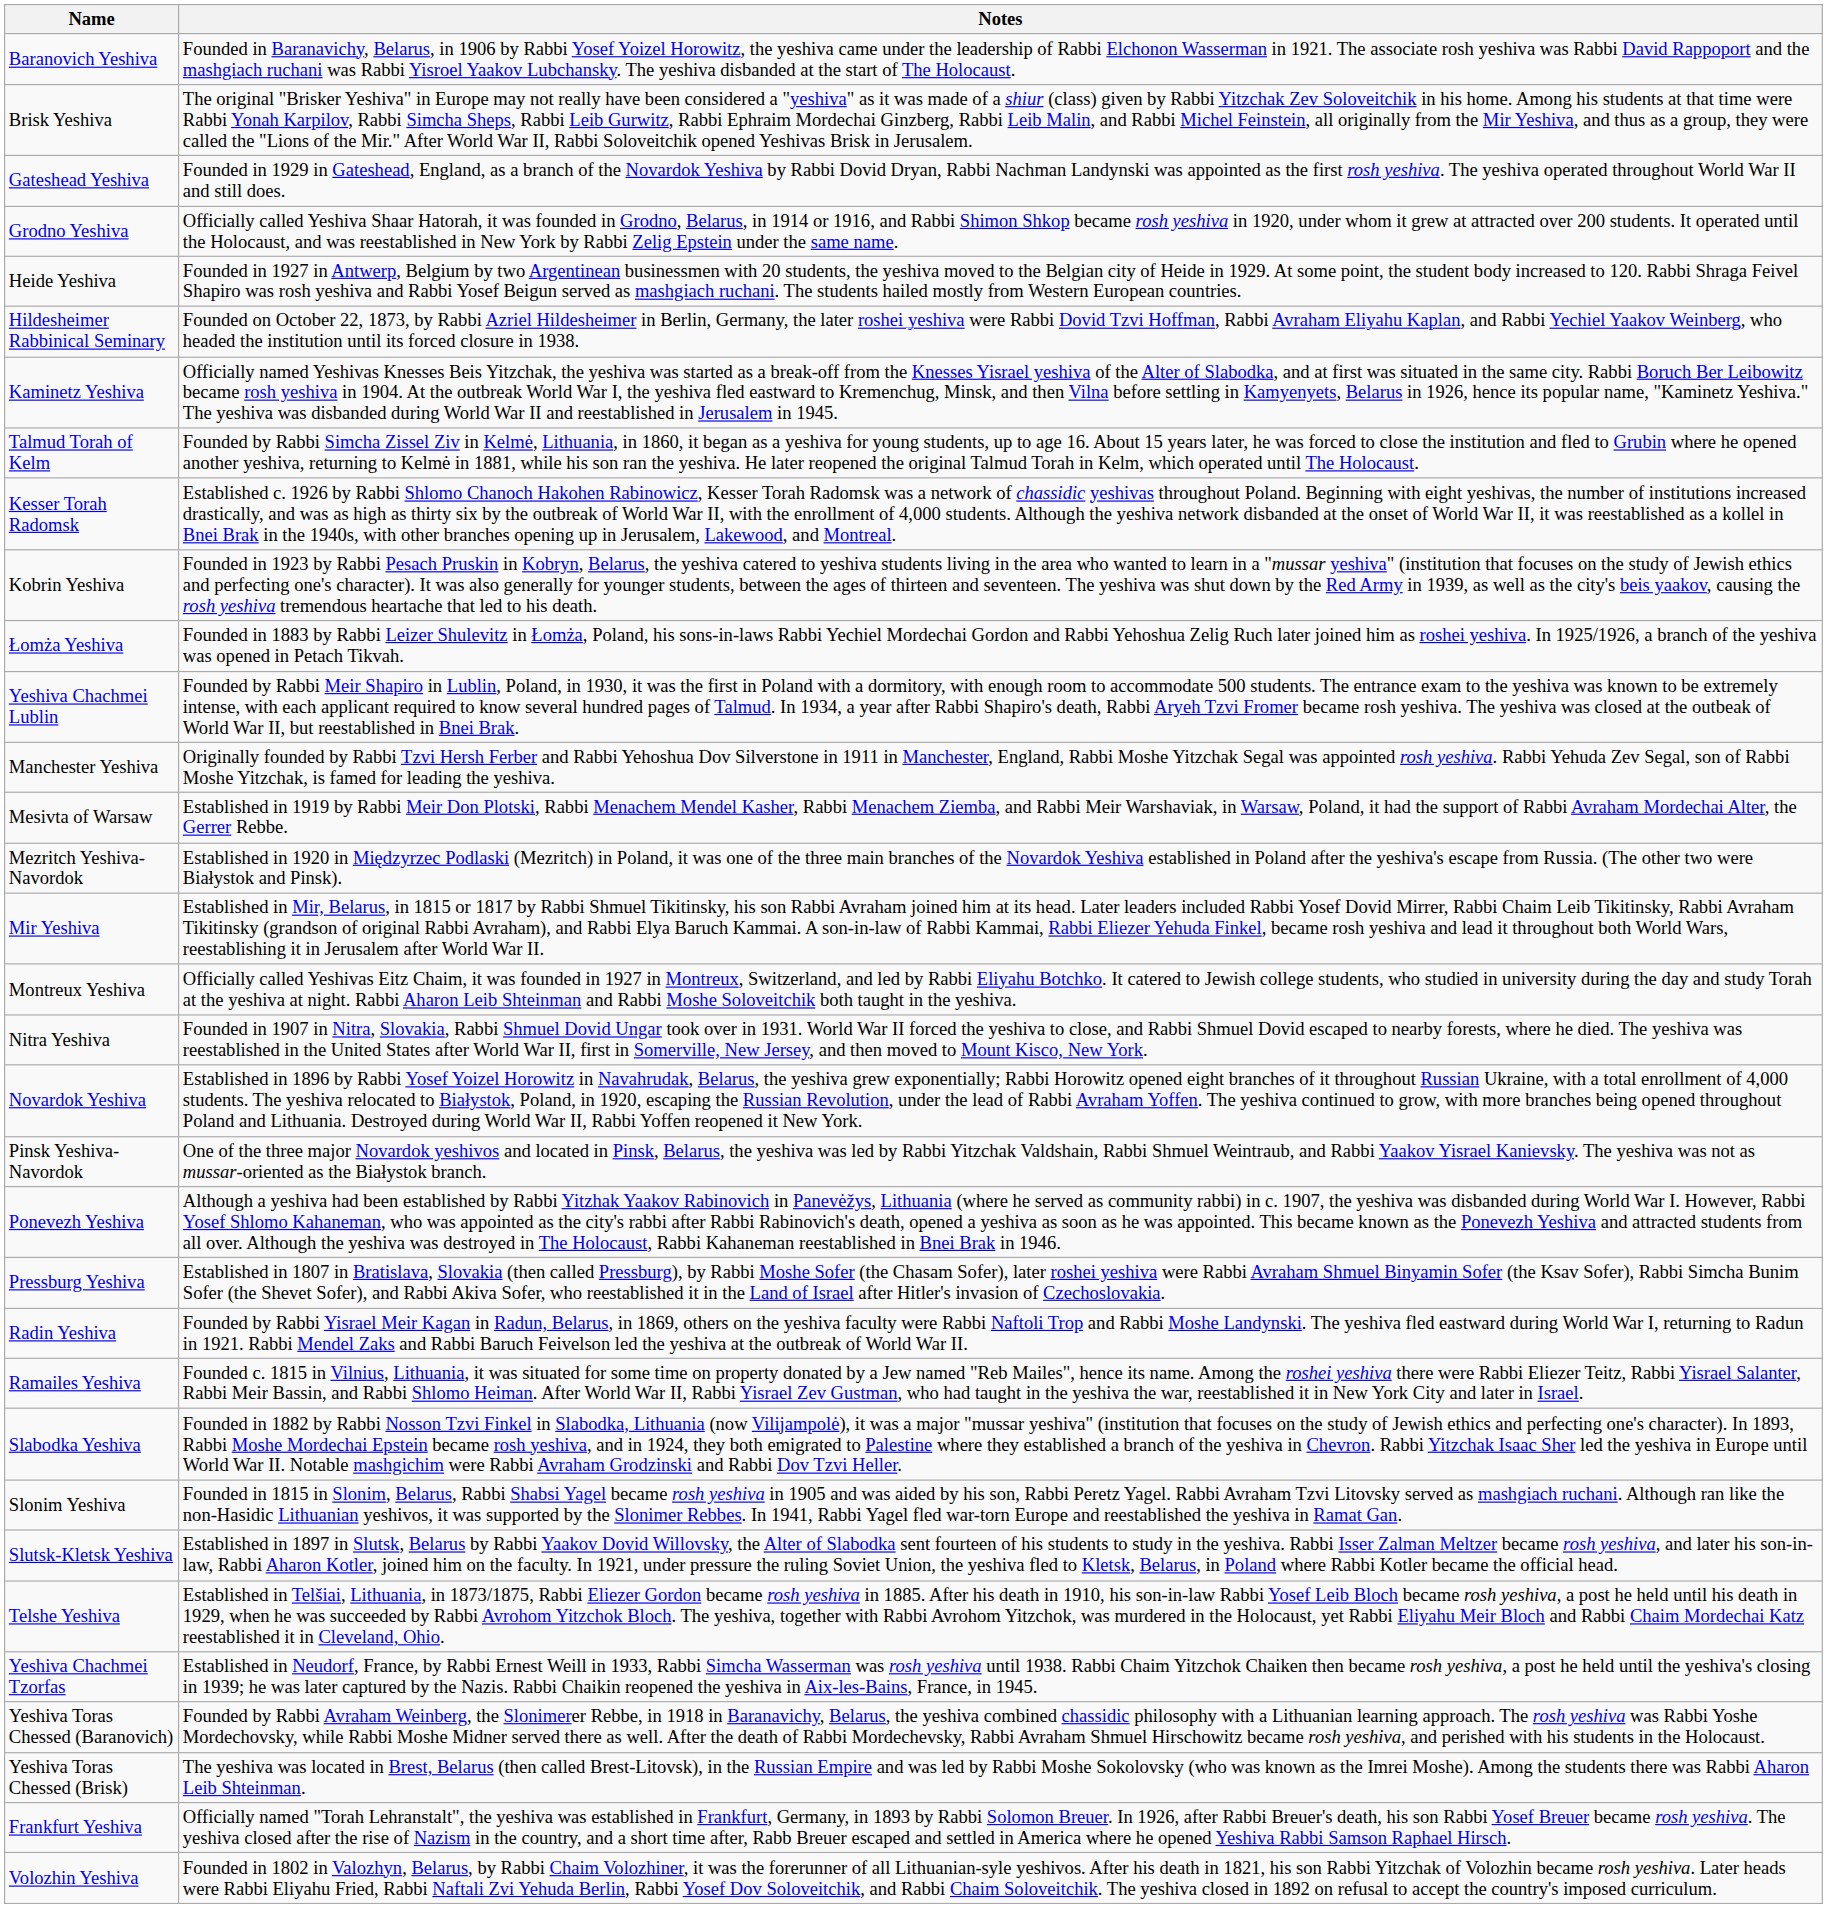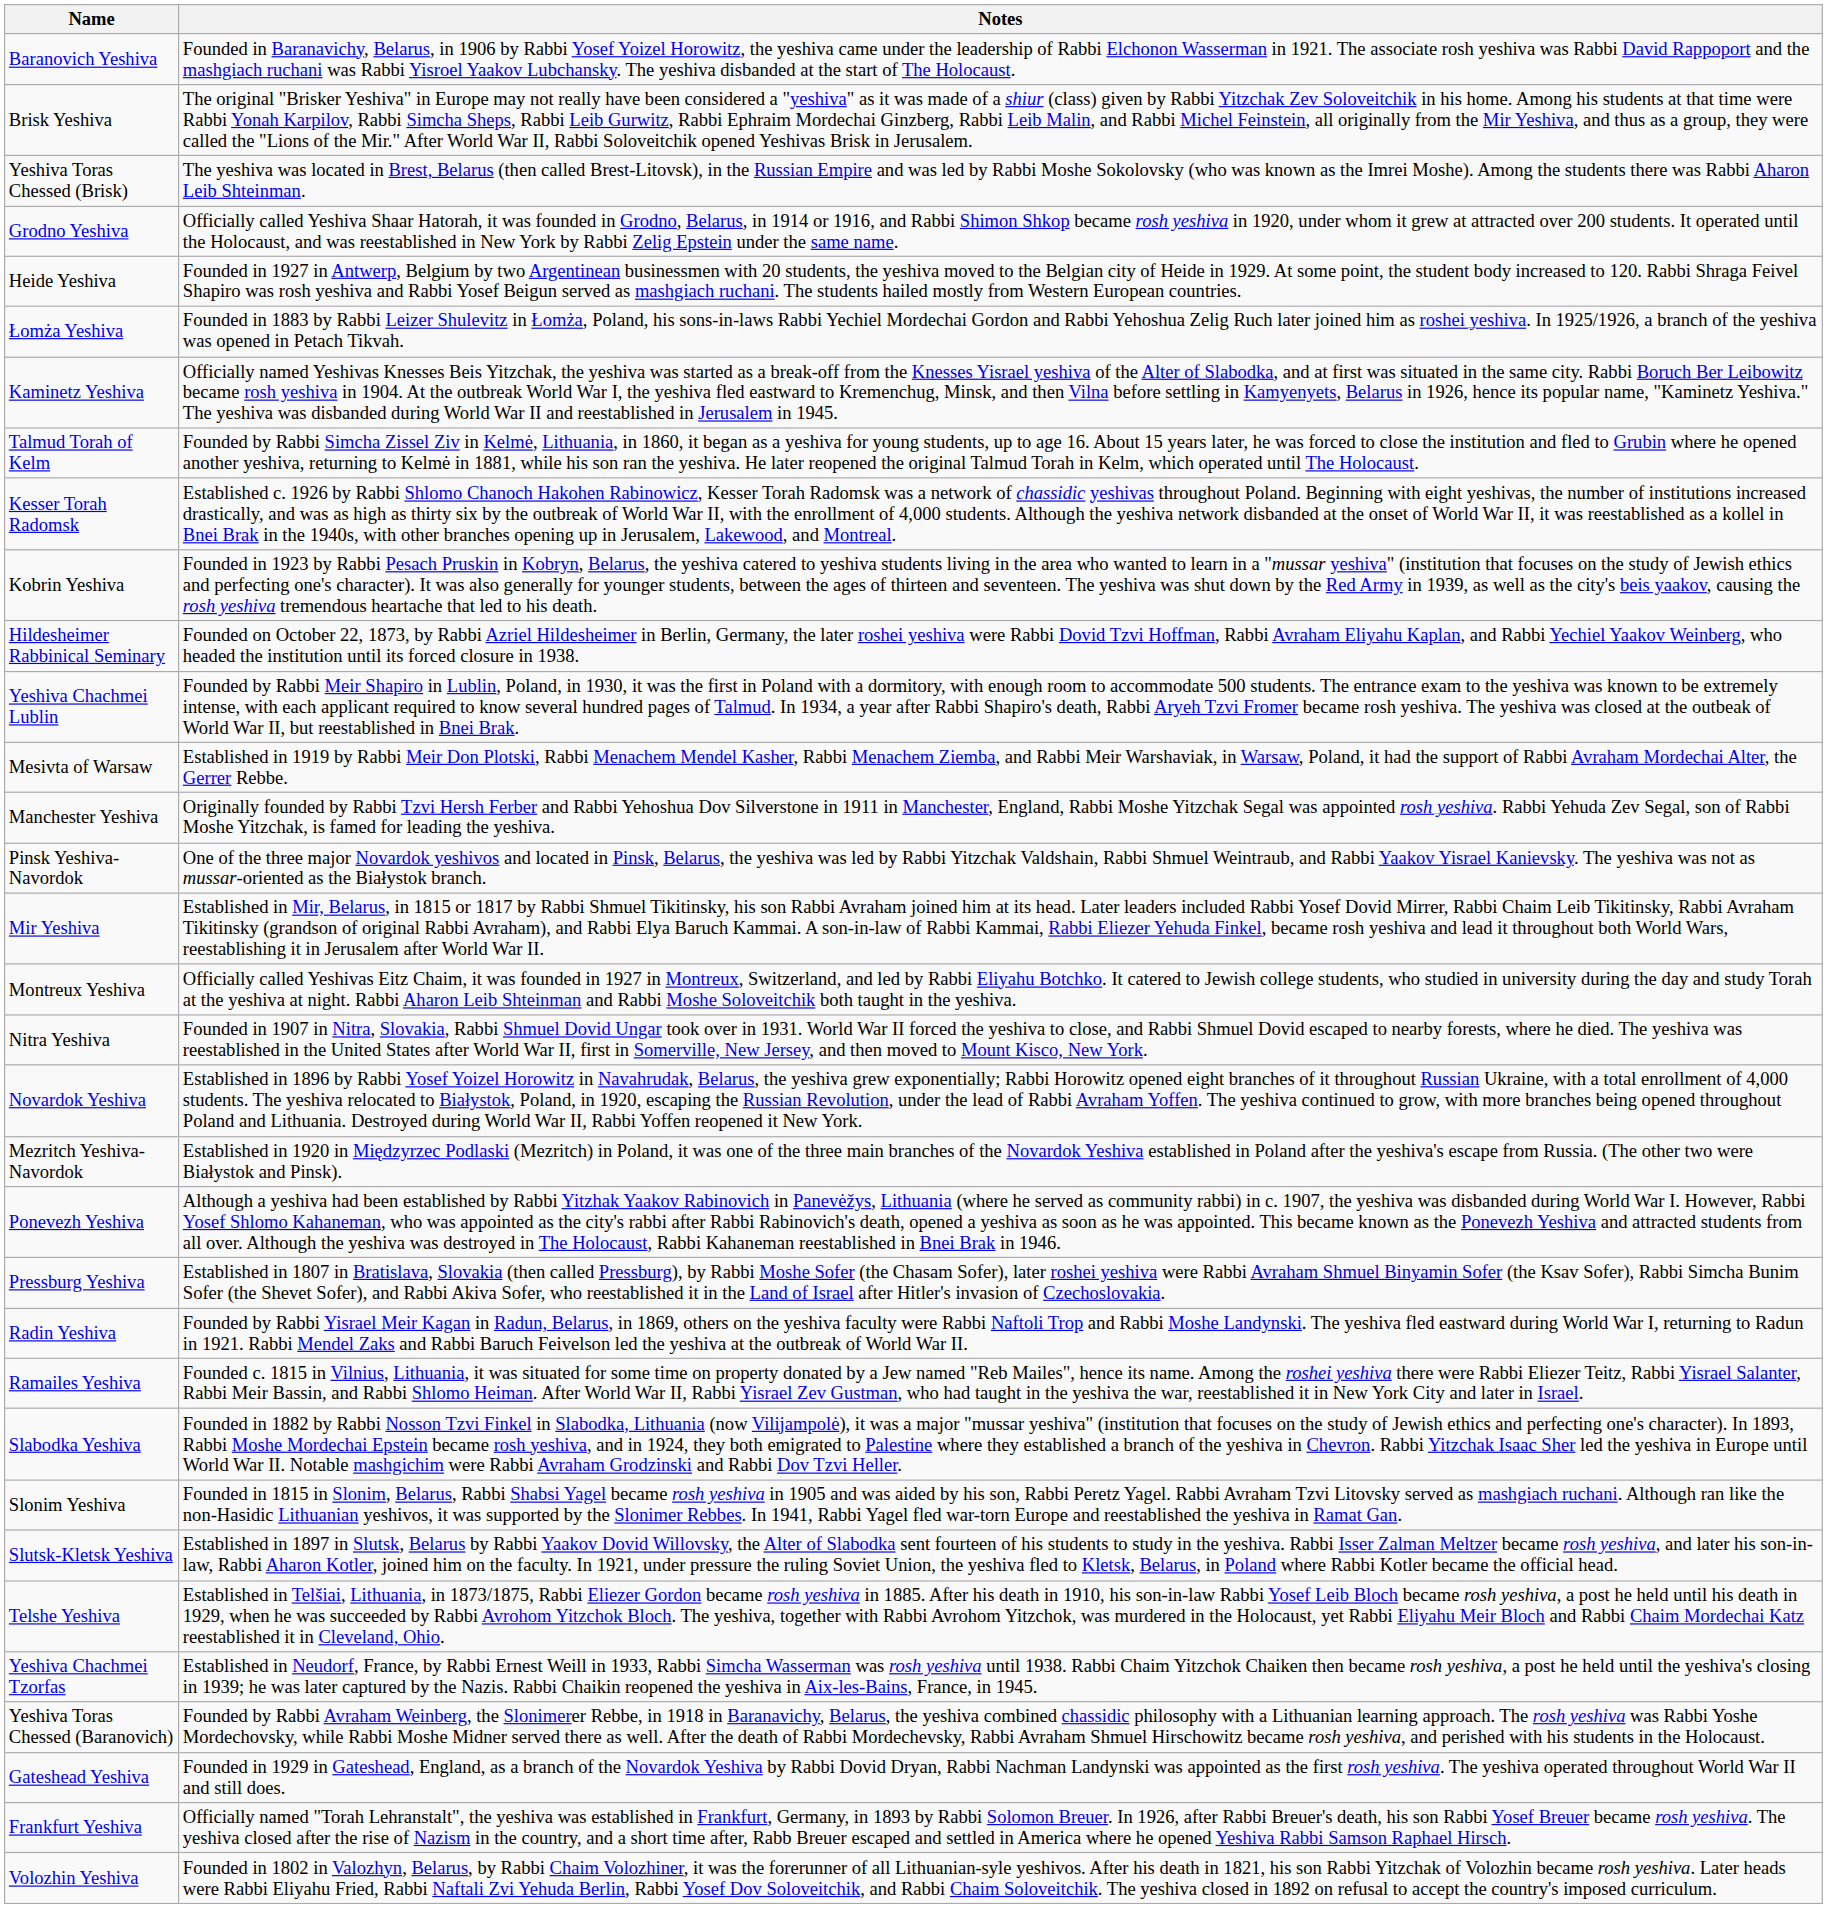rows swapped: (79, 180) <-> (68, 1777)
rows swapped: (87, 331) <-> (66, 645)
rows swapped: (84, 767) <-> (81, 817)
rows swapped: (77, 867) <-> (64, 1161)
